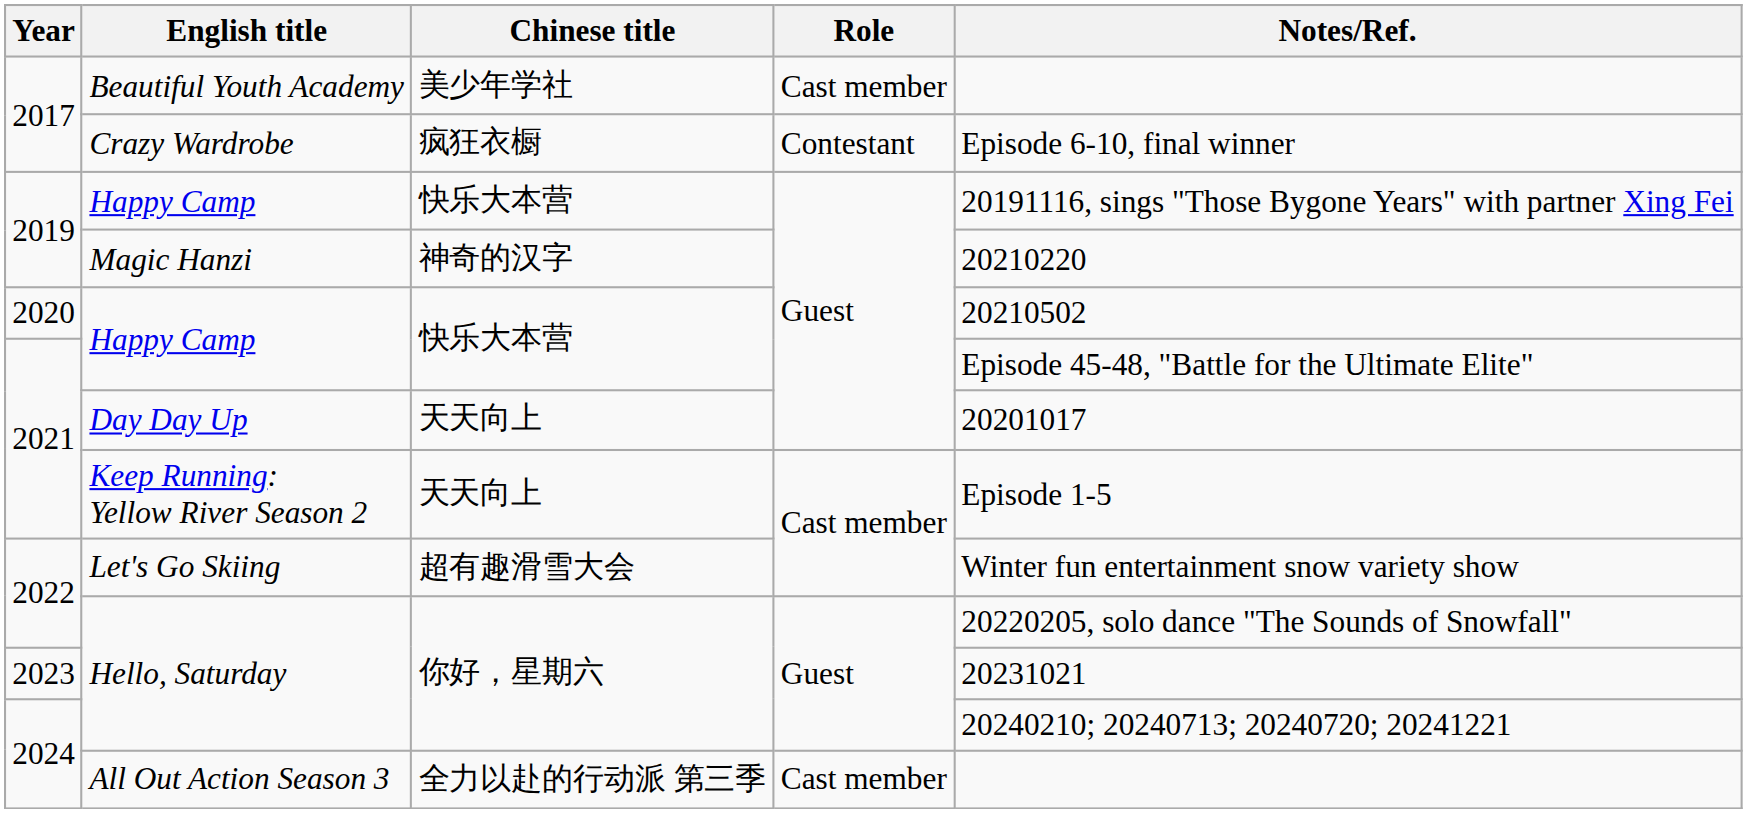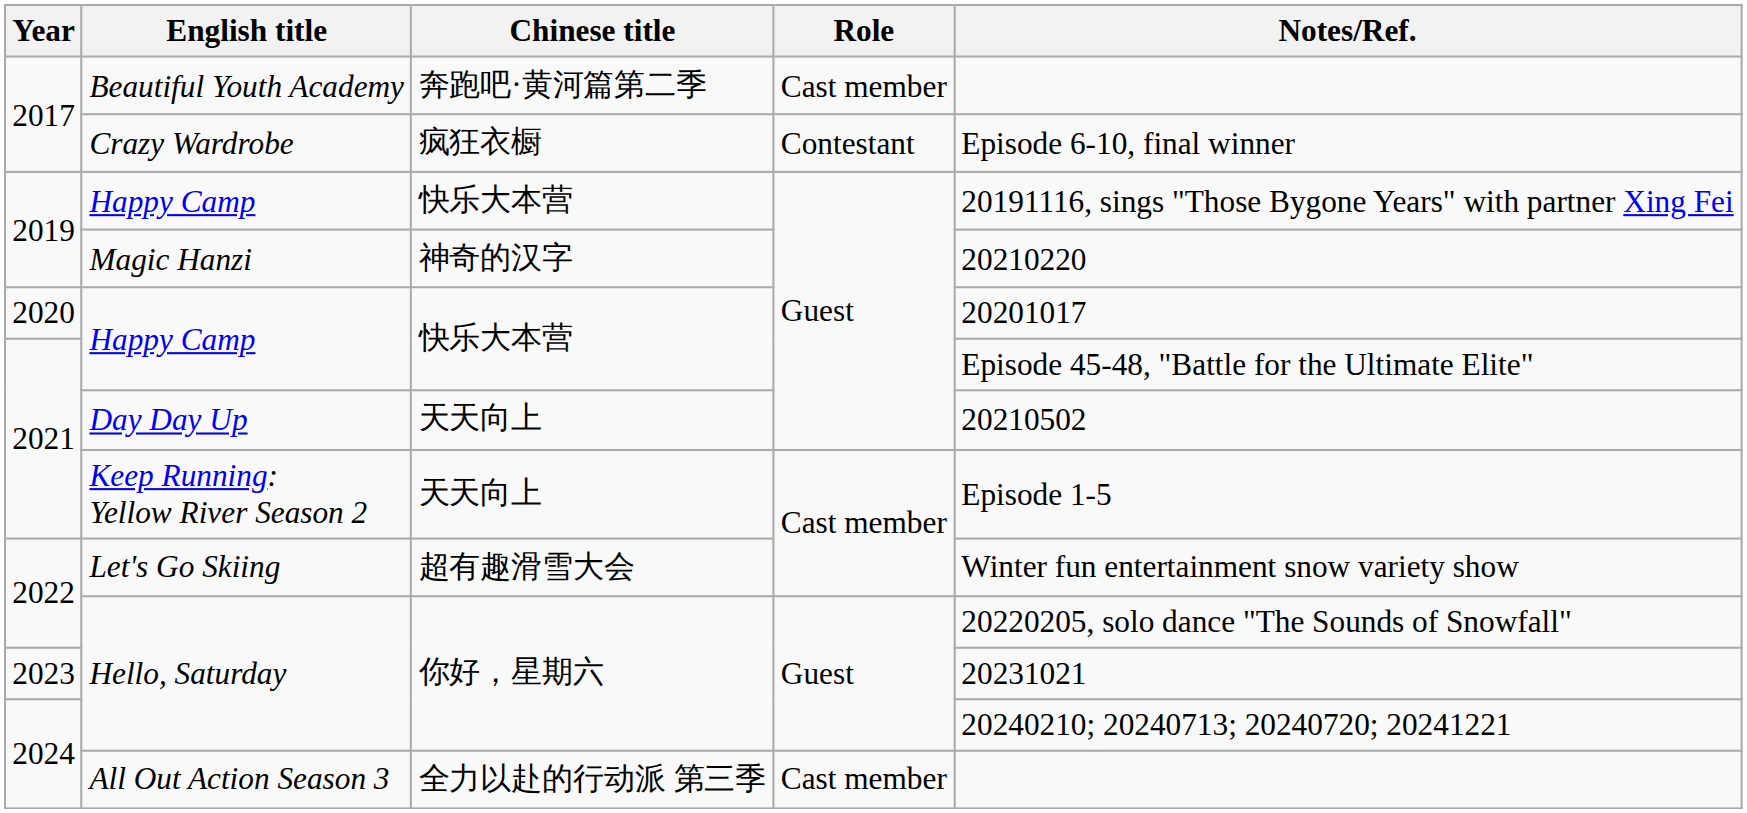(496, 84) 美少年学社 -> (563, 84) 奔跑吧·黄河篇第二季
(1024, 313) 20210502 -> (1024, 313) 20201017
(1024, 419) 20201017 -> (1024, 419) 20210502
